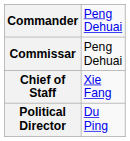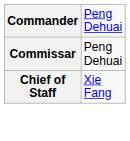- row: (43, 119)
